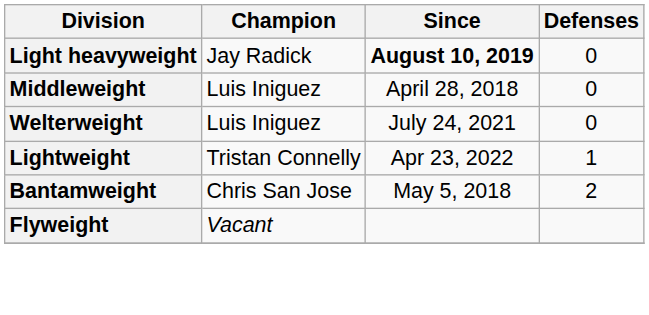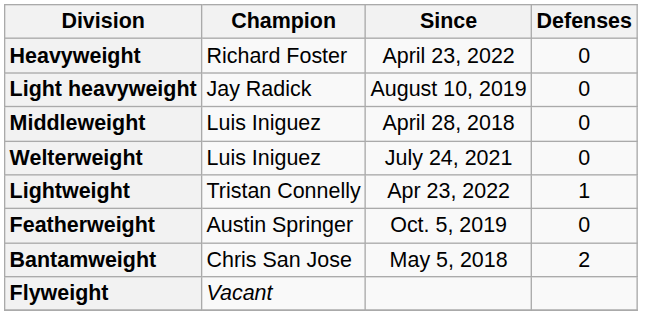+ row: (75, 55)
(452, 55) bold -> (449, 89) normal
+ row: (82, 225)
